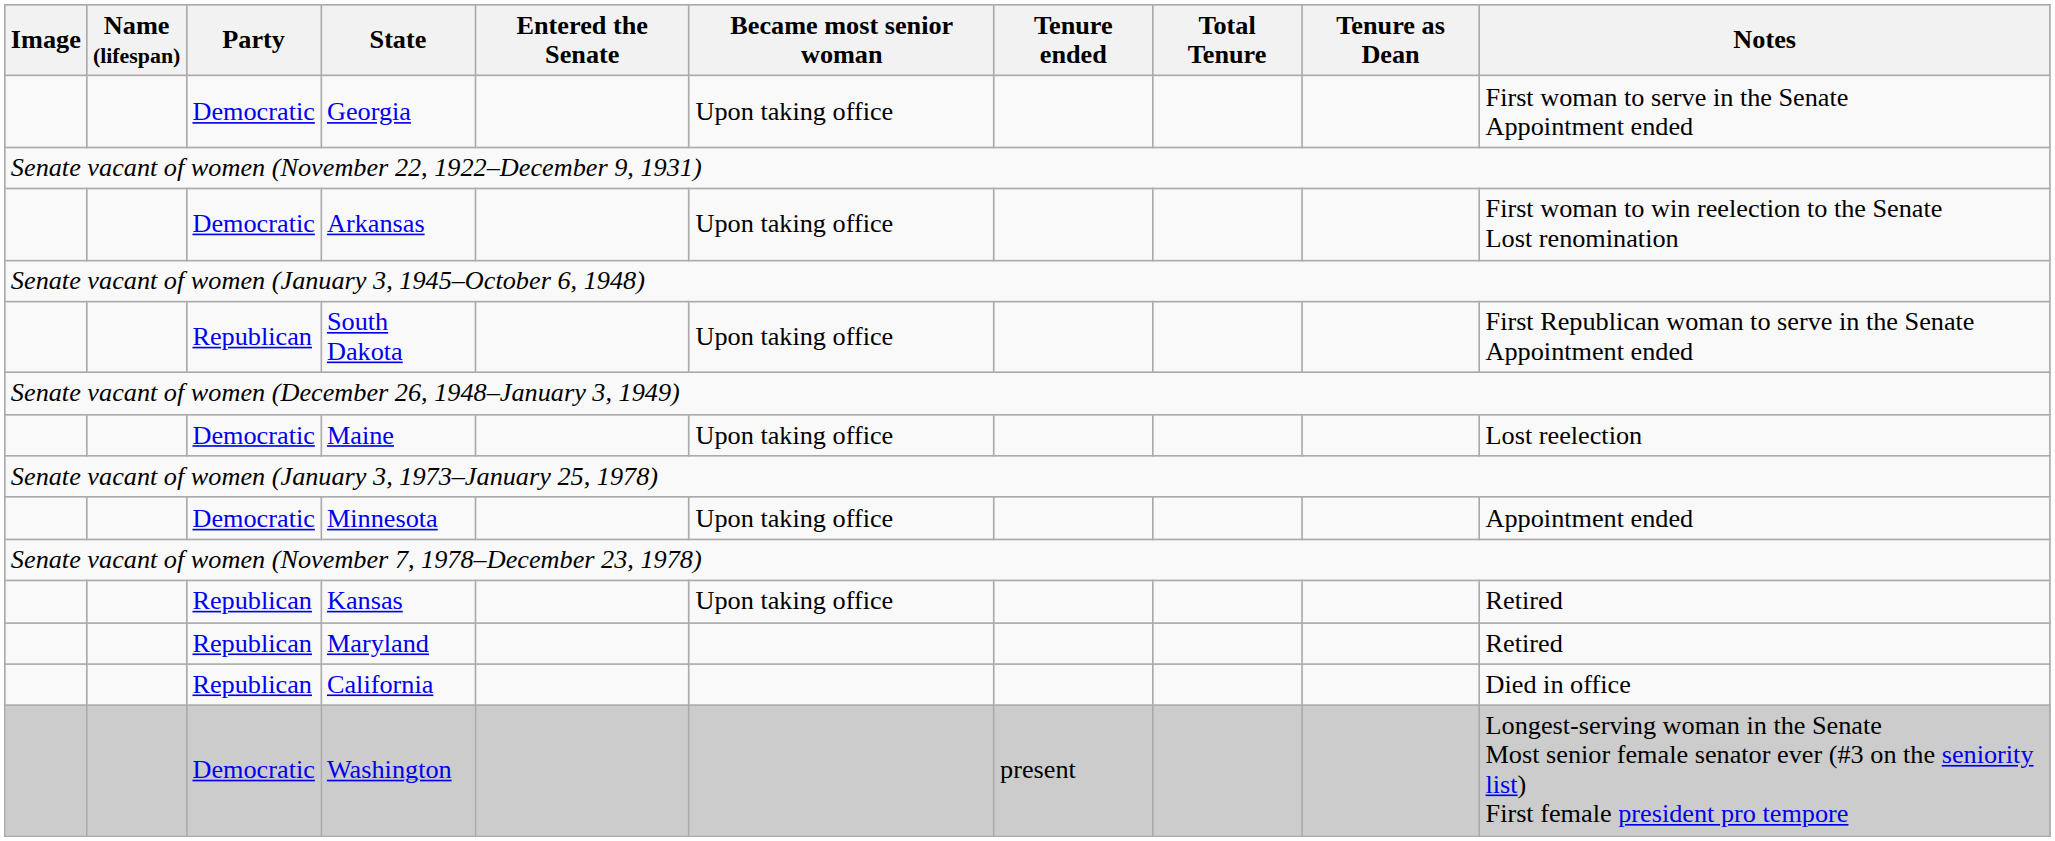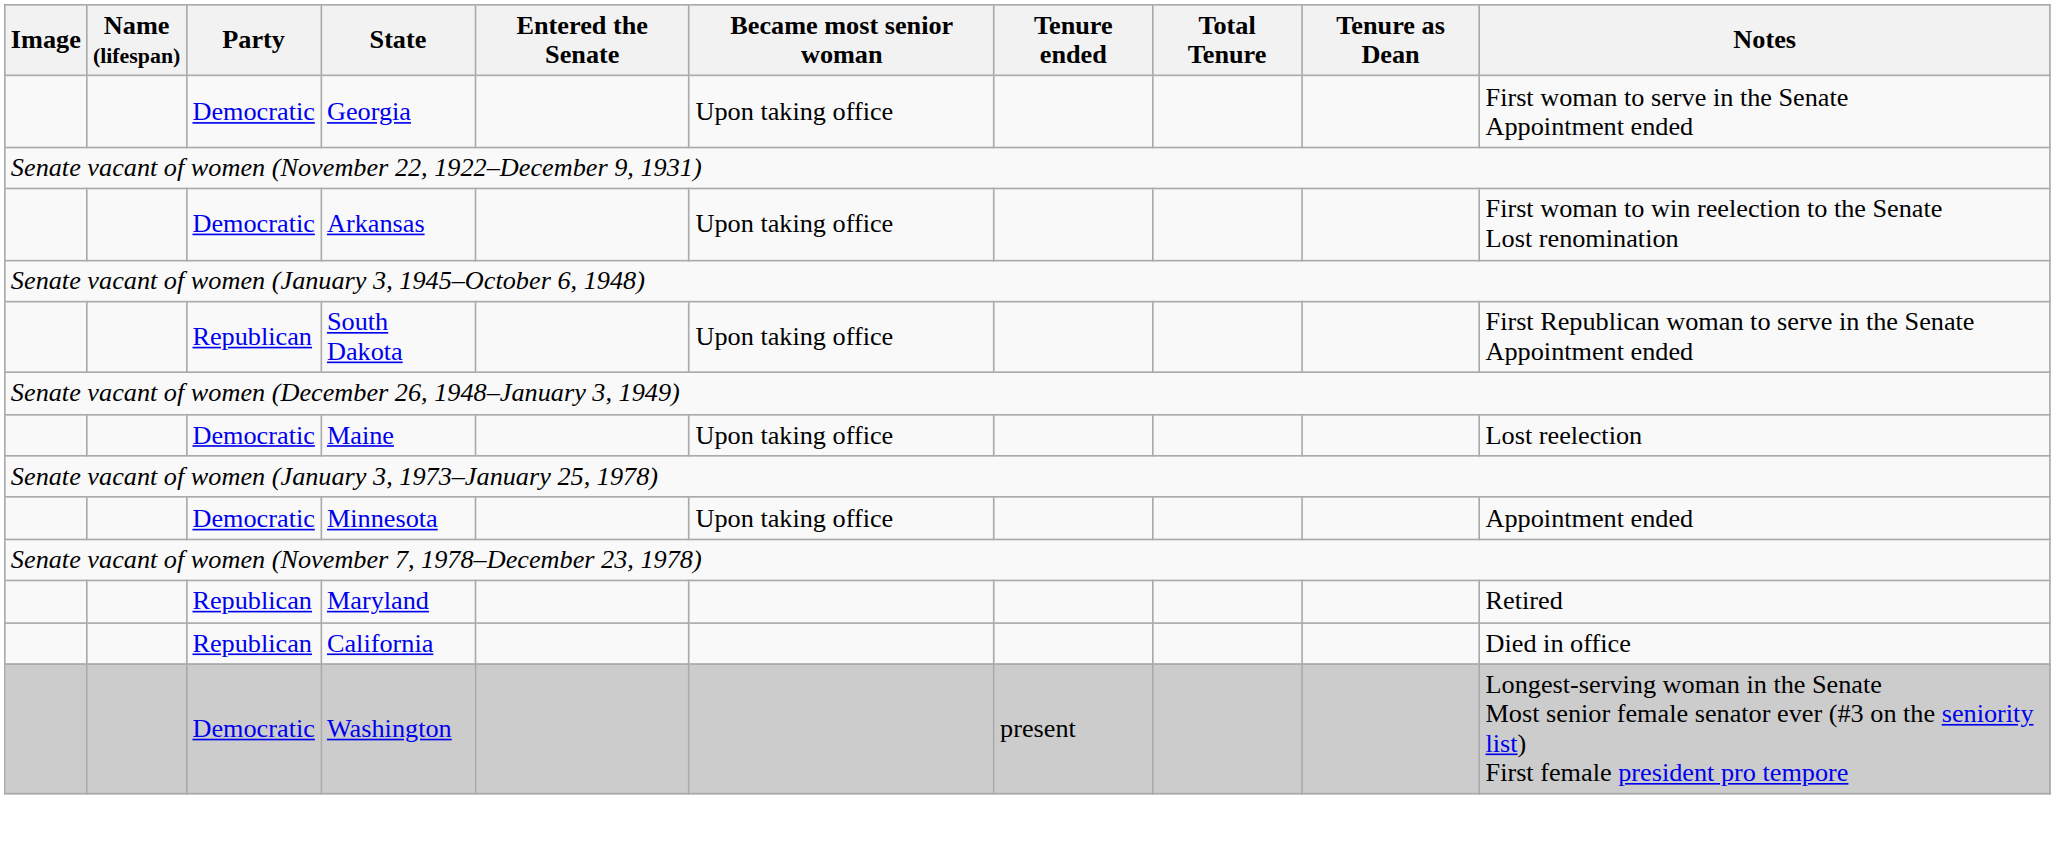- row: (365, 601)
